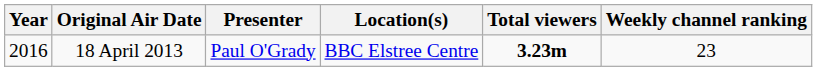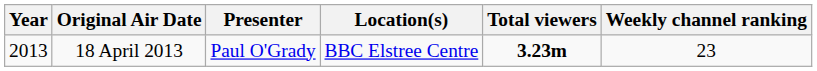(28, 50) 2016 -> (28, 50) 2013
